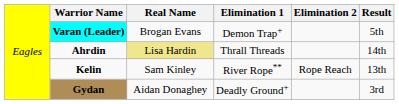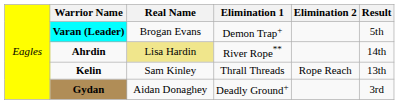(252, 50) Thrall Threads -> (252, 52) River Rope**
(252, 69) River Rope** -> (252, 70) Thrall Threads
